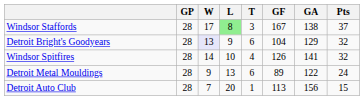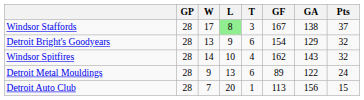(209, 42) lavender background -> (209, 42) no background
(279, 42) 104 -> (279, 42) 154
(279, 57) 126 -> (279, 57) 162
(311, 57) 141 -> (311, 57) 143
